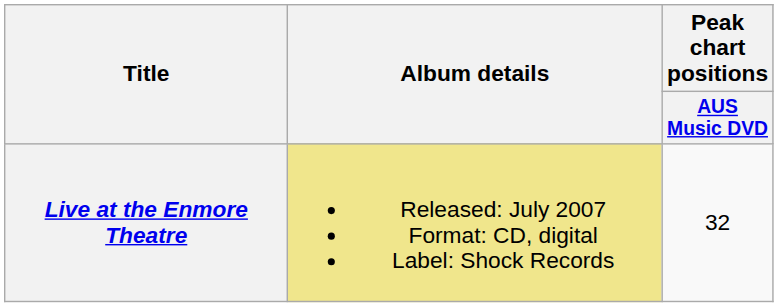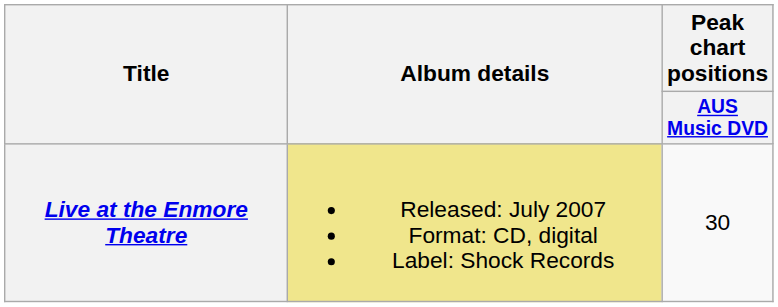(718, 222) 32 -> (718, 222) 30
